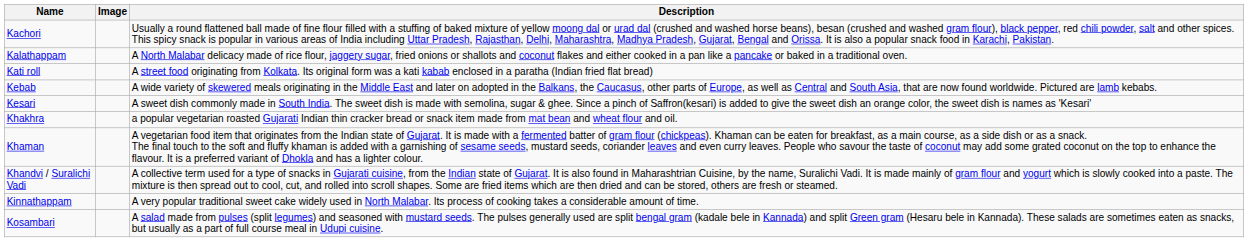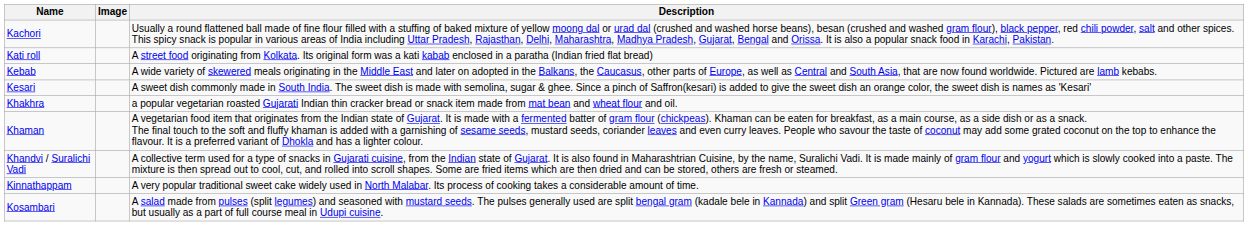- row: (36, 55)
